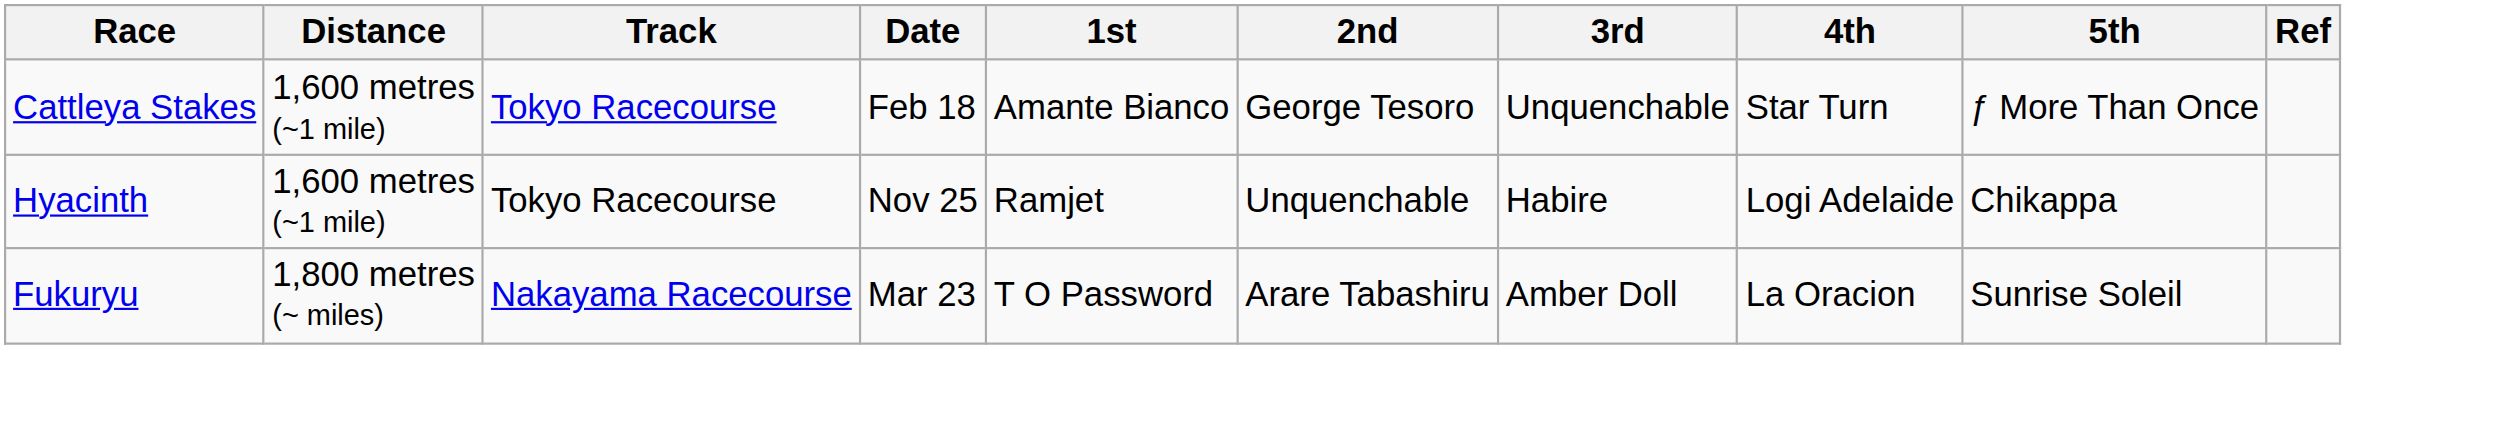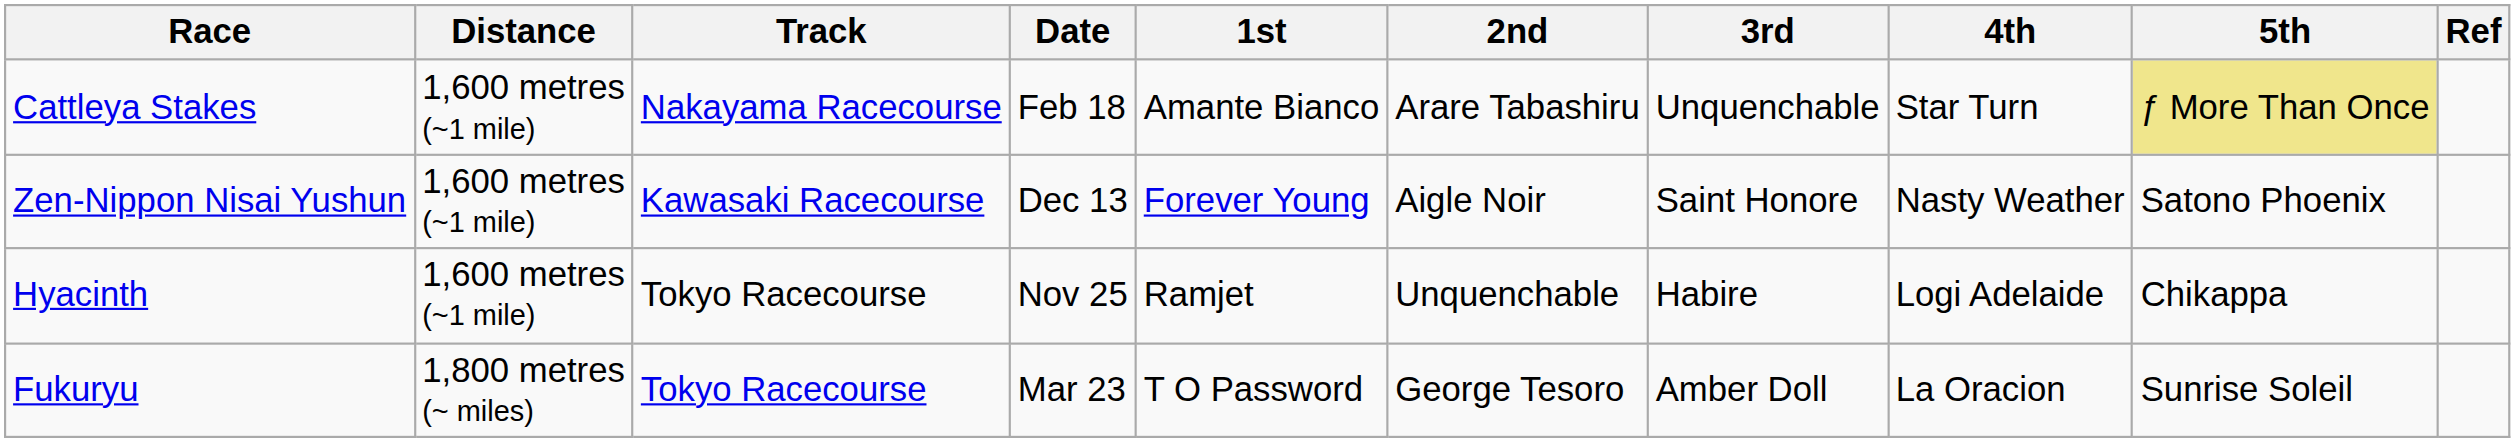(634, 106) Tokyo Racecourse -> (821, 106) Nakayama Racecourse
(1360, 106) George Tesoro -> (1517, 106) Arare Tabashiru
(2115, 106) no background -> (2285, 106) khaki background
+ row: (210, 200)
(671, 294) Nakayama Racecourse -> (784, 388) Tokyo Racecourse
(1368, 294) Arare Tabashiru -> (1510, 388) George Tesoro
